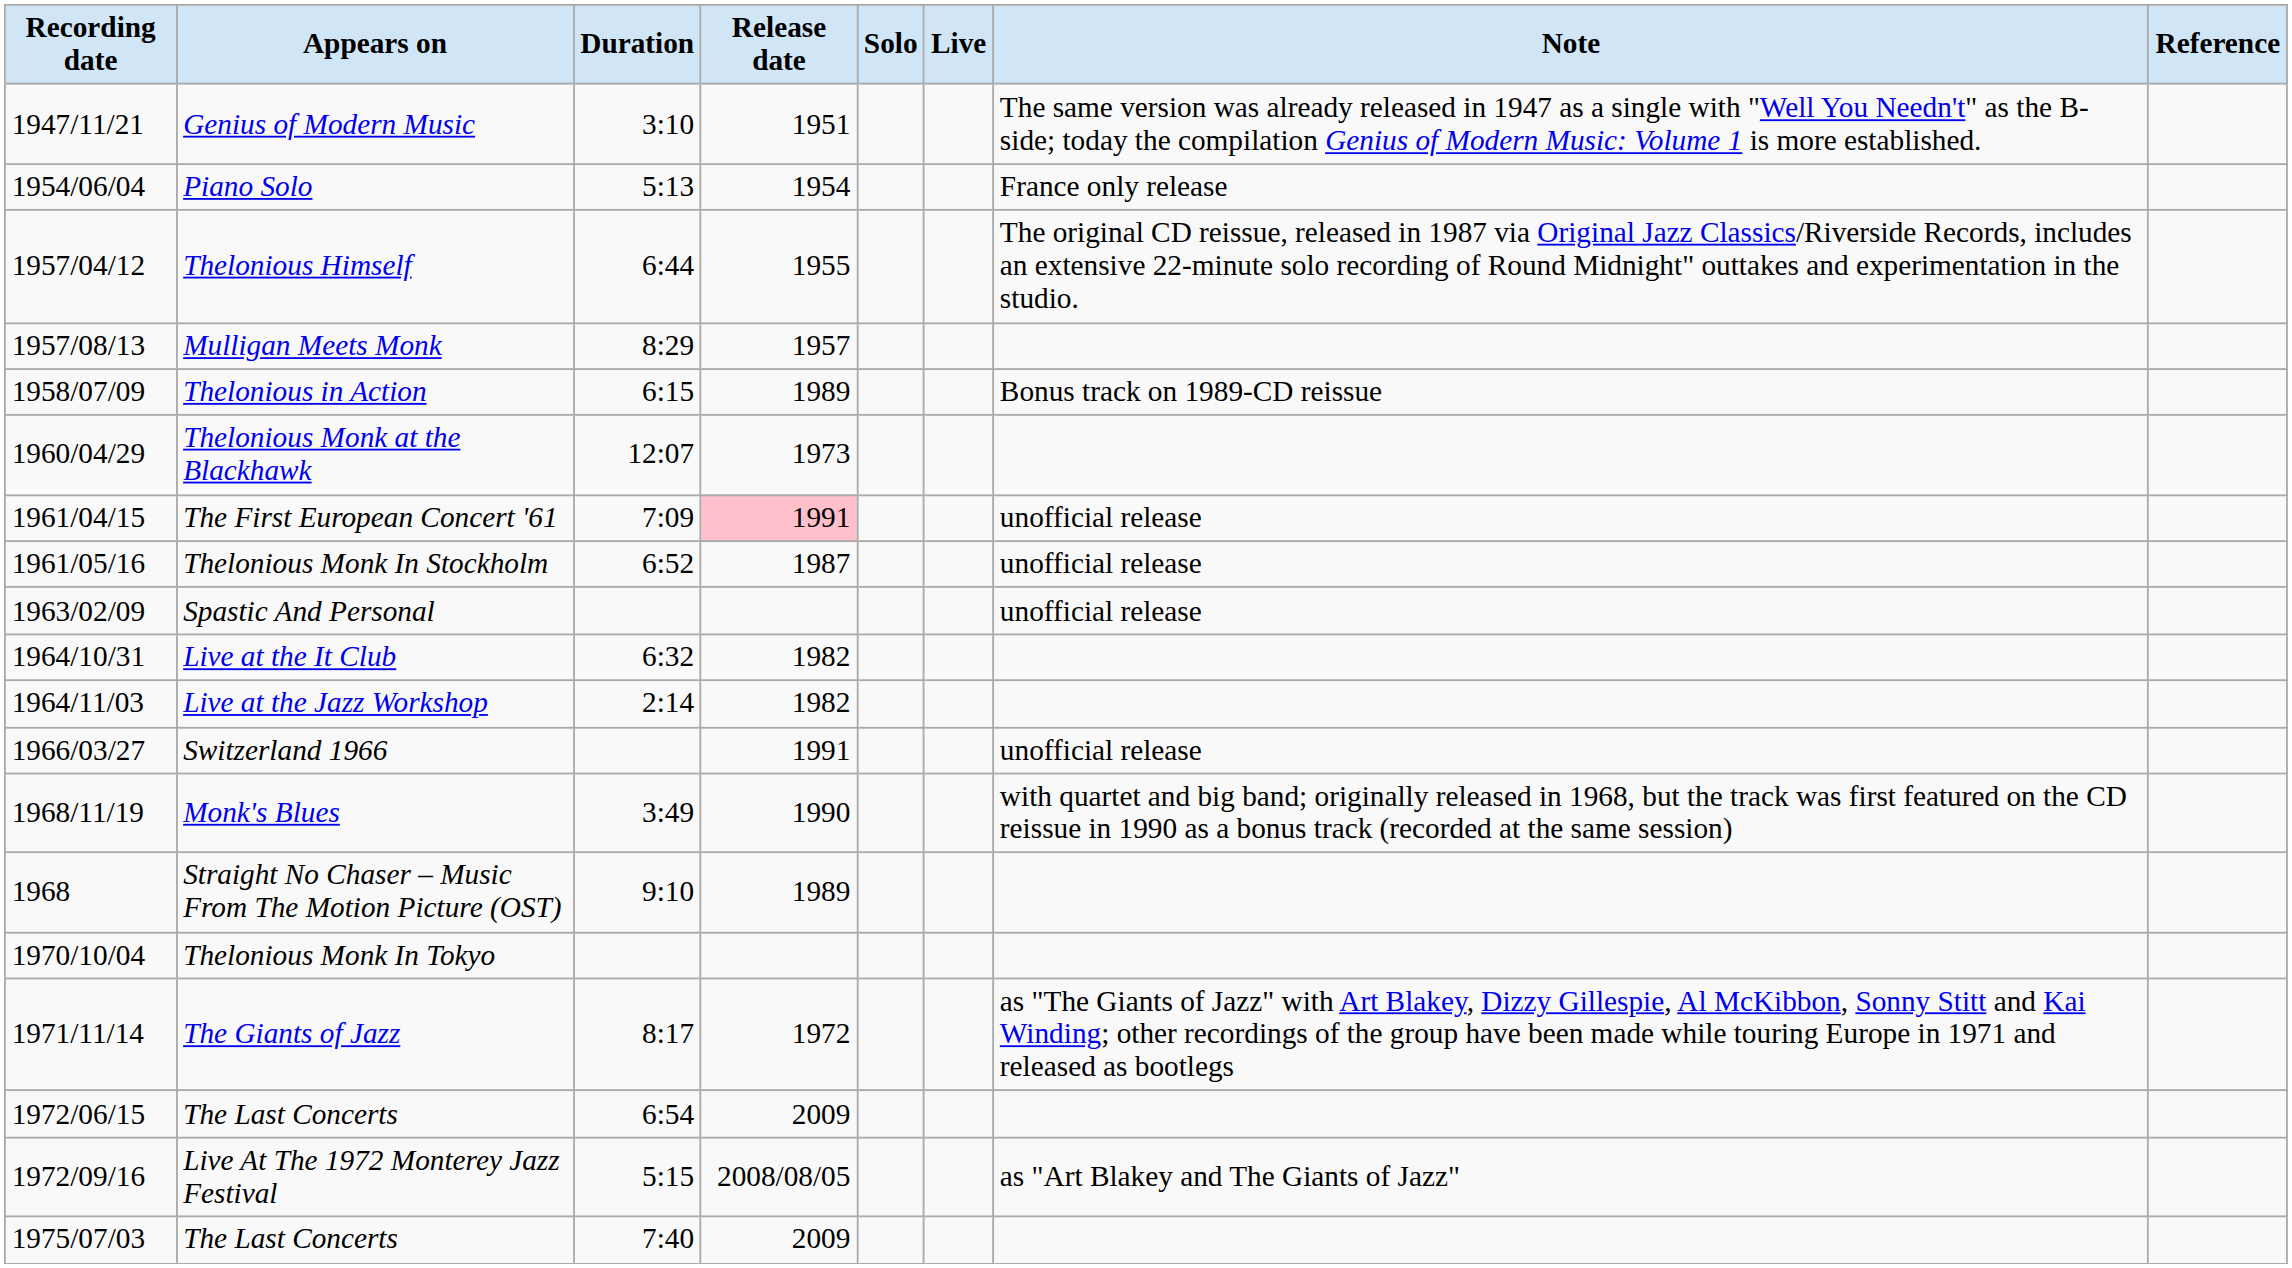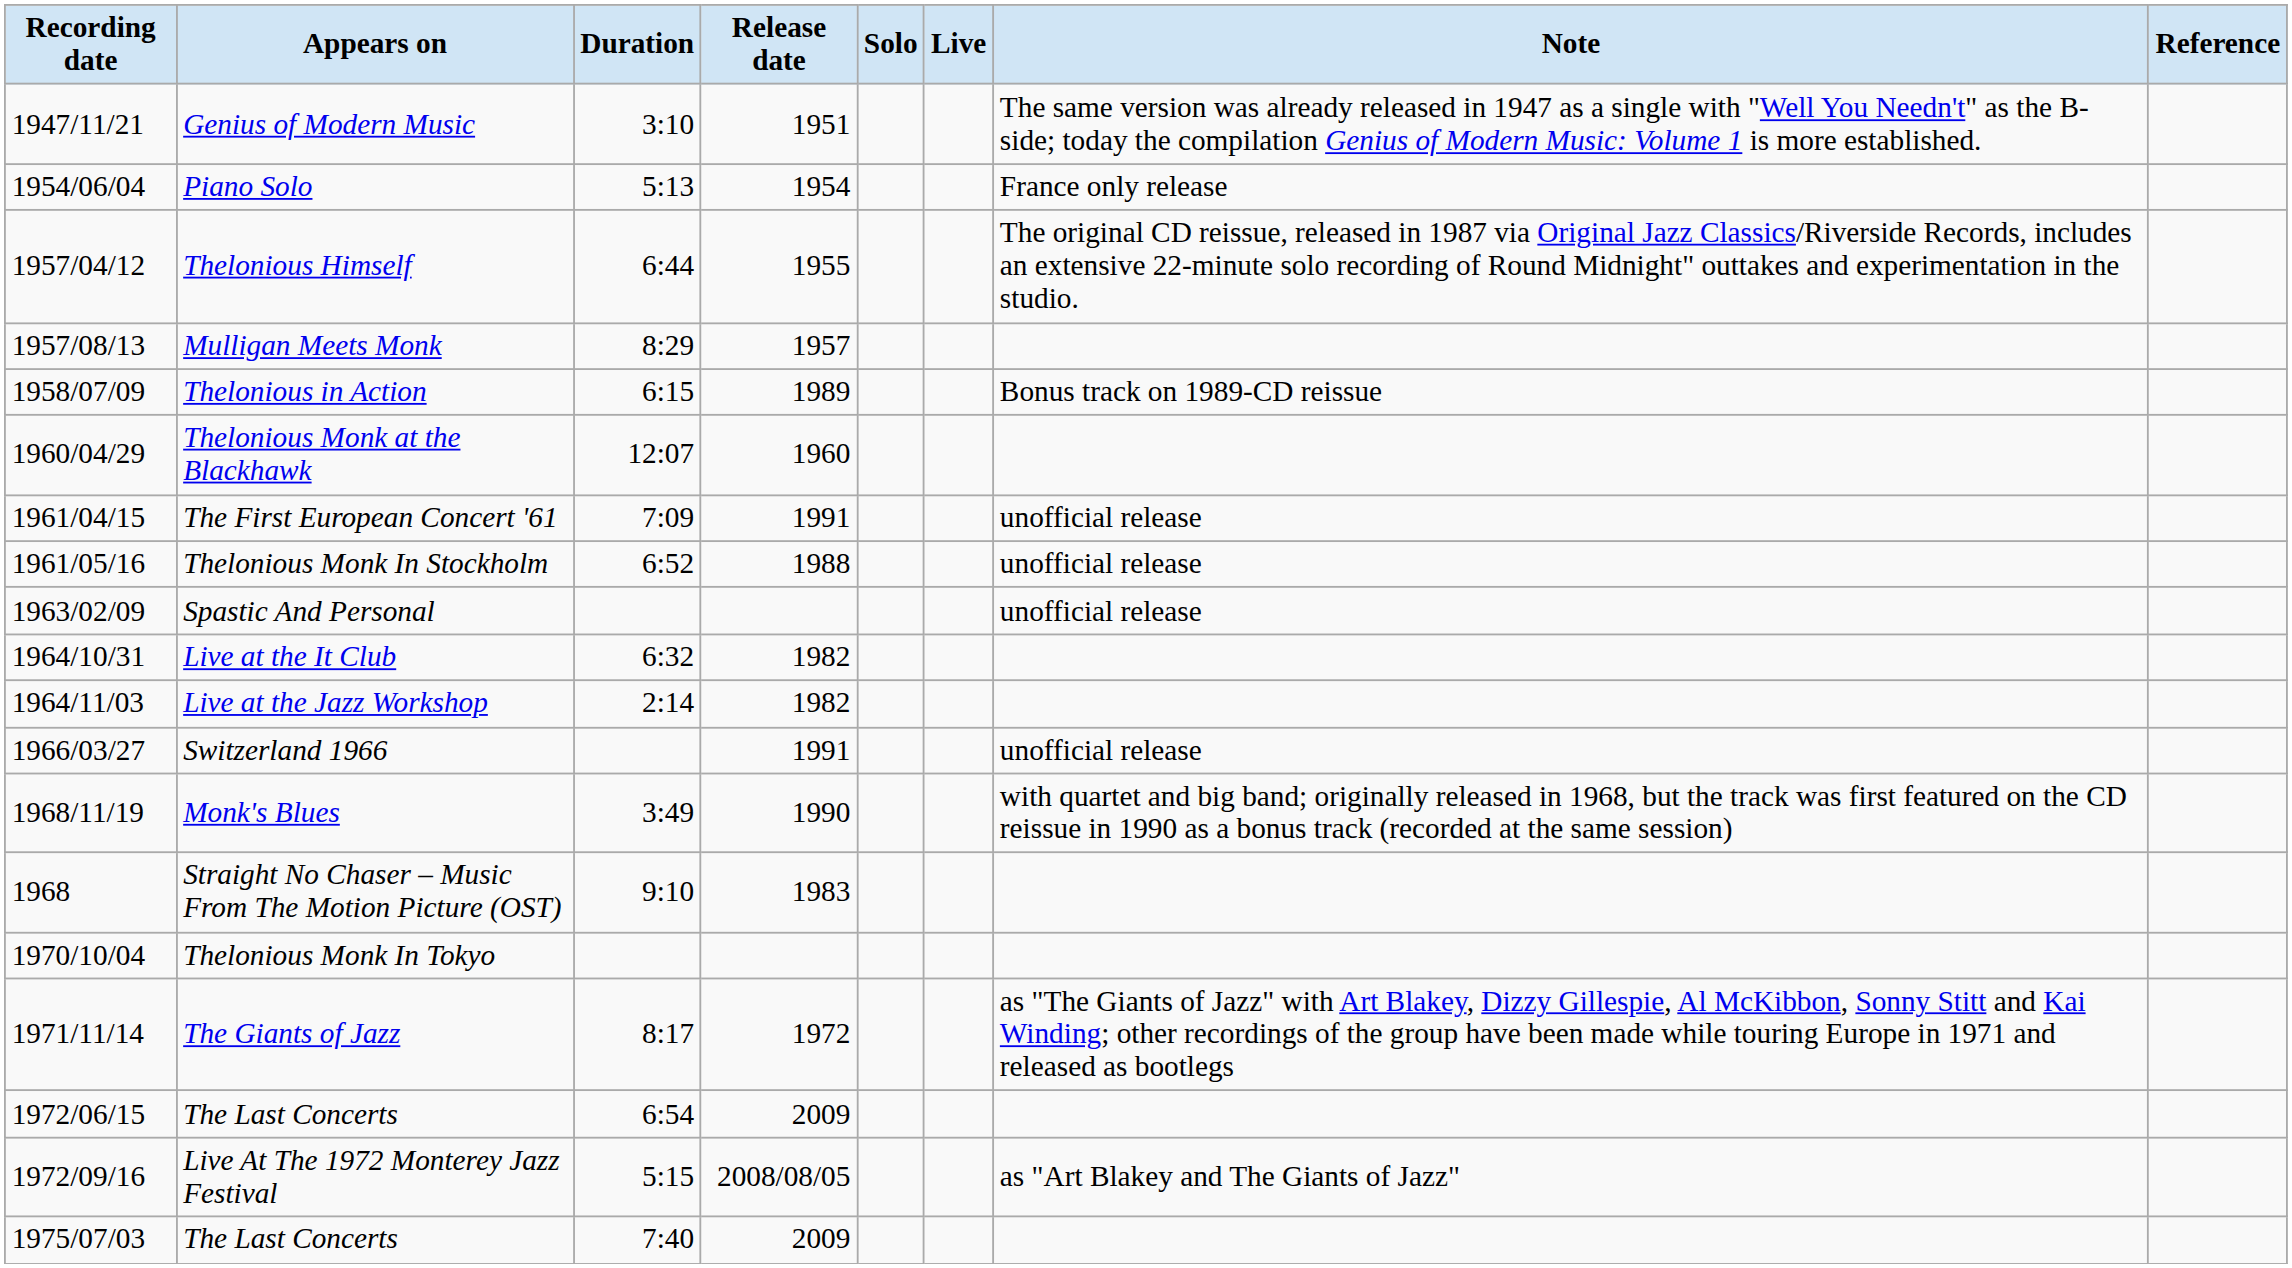(821, 454) 1973 -> (821, 454) 1960
(821, 517) pink background -> (821, 517) no background
(821, 563) 1987 -> (821, 563) 1988
(821, 891) 1989 -> (821, 891) 1983
